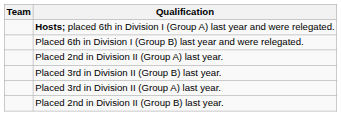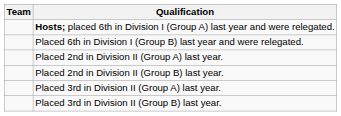rows swapped: (129, 103) <-> (128, 73)
